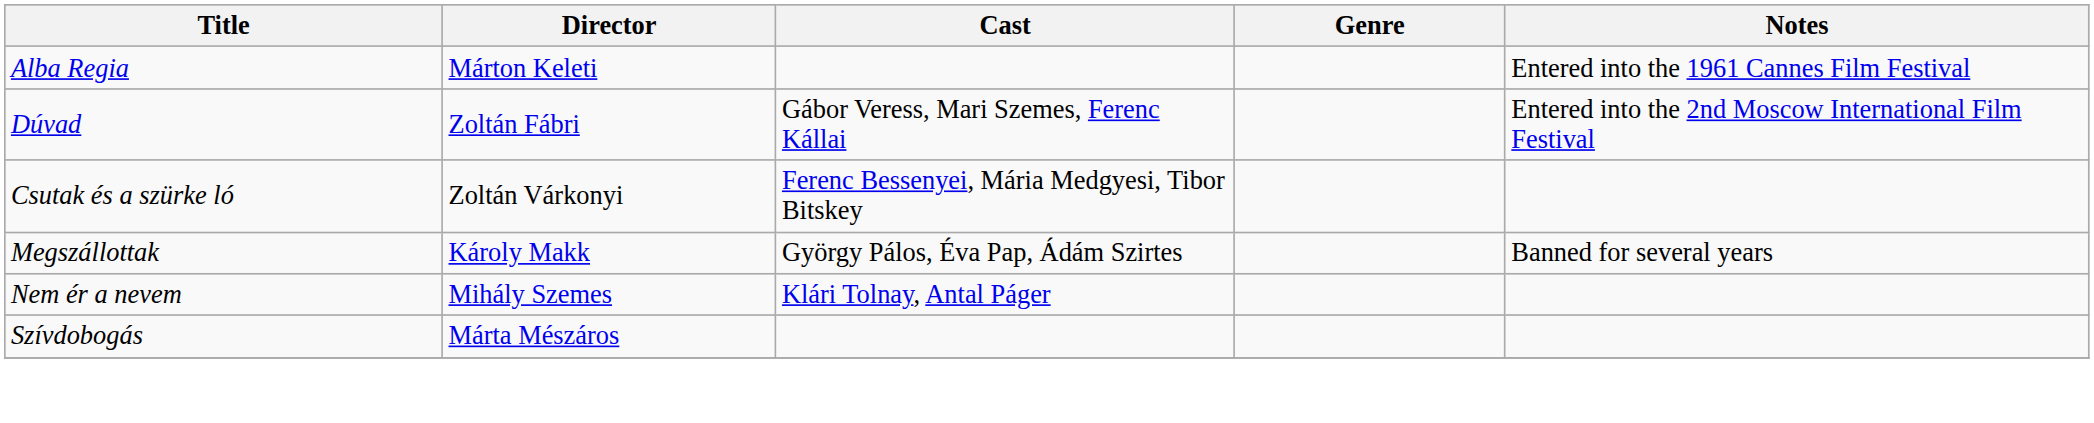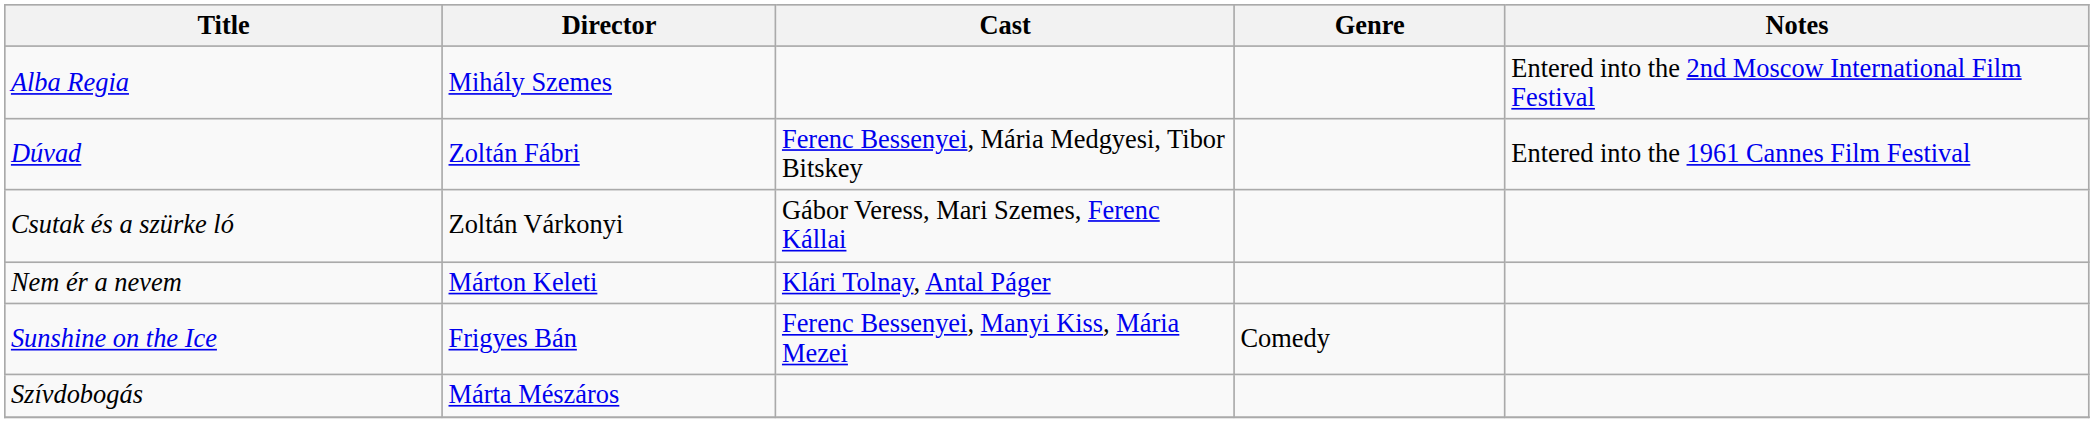(523, 67) Márton Keleti -> (530, 82) Mihály Szemes
(1741, 67) Entered into the 1961 Cannes Film Festival -> (1766, 82) Entered into the 2nd Moscow International Film Festival
(971, 124) Gábor Veress, Mari Szemes, Ferenc Kállai -> (1003, 153) Ferenc Bessenyei, Mária Medgyesi, Tibor Bitskey
(1766, 124) Entered into the 2nd Moscow International Film Festival -> (1741, 153) Entered into the 1961 Cannes Film Festival
(1003, 195) Ferenc Bessenyei, Mária Medgyesi, Tibor Bitskey -> (971, 225) Gábor Veress, Mari Szemes, Ferenc Kállai
- row: (85, 252)
(530, 294) Mihály Szemes -> (523, 282) Márton Keleti
+ row: (114, 338)
